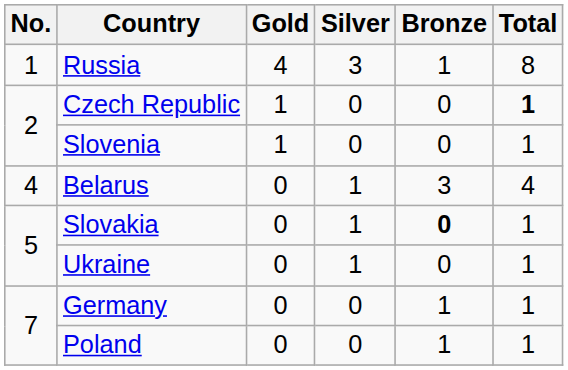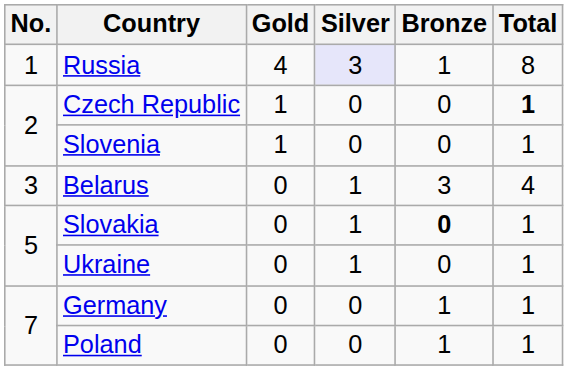(355, 64) no background -> (355, 64) lavender background
(31, 184) 4 -> (31, 184) 3
